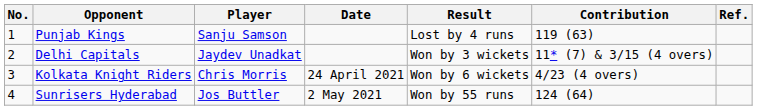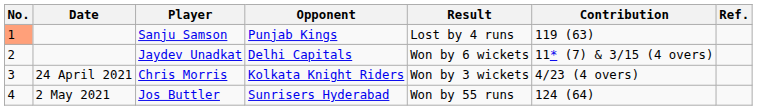columns swapped: (356, 15) <-> (114, 15)
(11, 35) no background -> (11, 35) lightsalmon background
(470, 55) Won by 3 wickets -> (470, 55) Won by 6 wickets
(470, 75) Won by 6 wickets -> (470, 75) Won by 3 wickets
